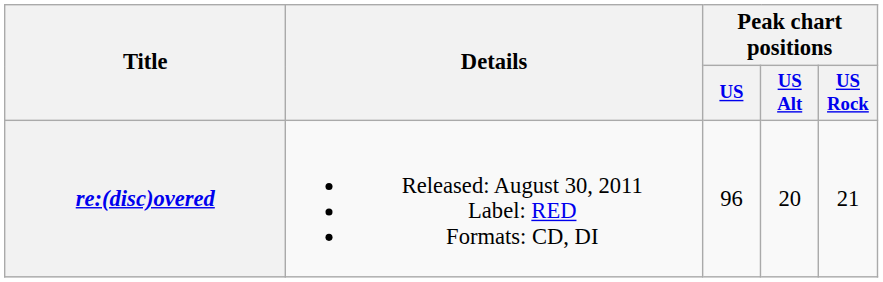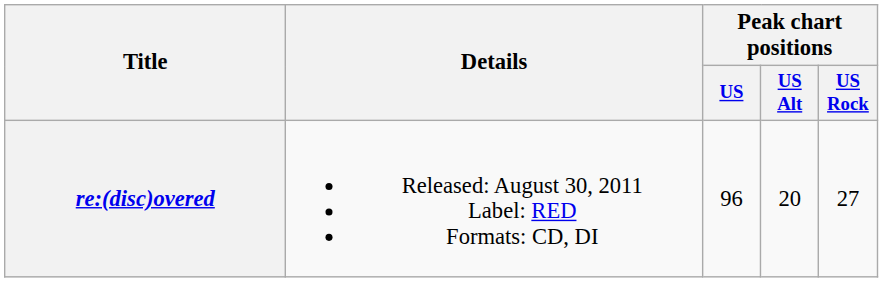(848, 198) 21 -> (848, 198) 27
